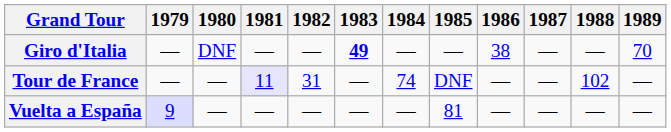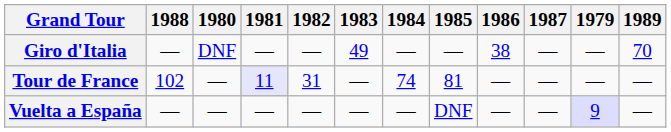columns swapped: (170, 19) <-> (595, 19)
(359, 50) bold -> (359, 50) normal
(453, 80) DNF -> (453, 80) 81
(453, 111) 81 -> (453, 111) DNF
